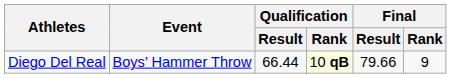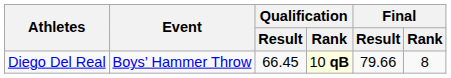(280, 62) 66.44 -> (280, 62) 66.45
(425, 62) 9 -> (425, 62) 8
